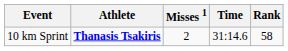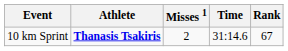(267, 36) 58 -> (267, 36) 67
